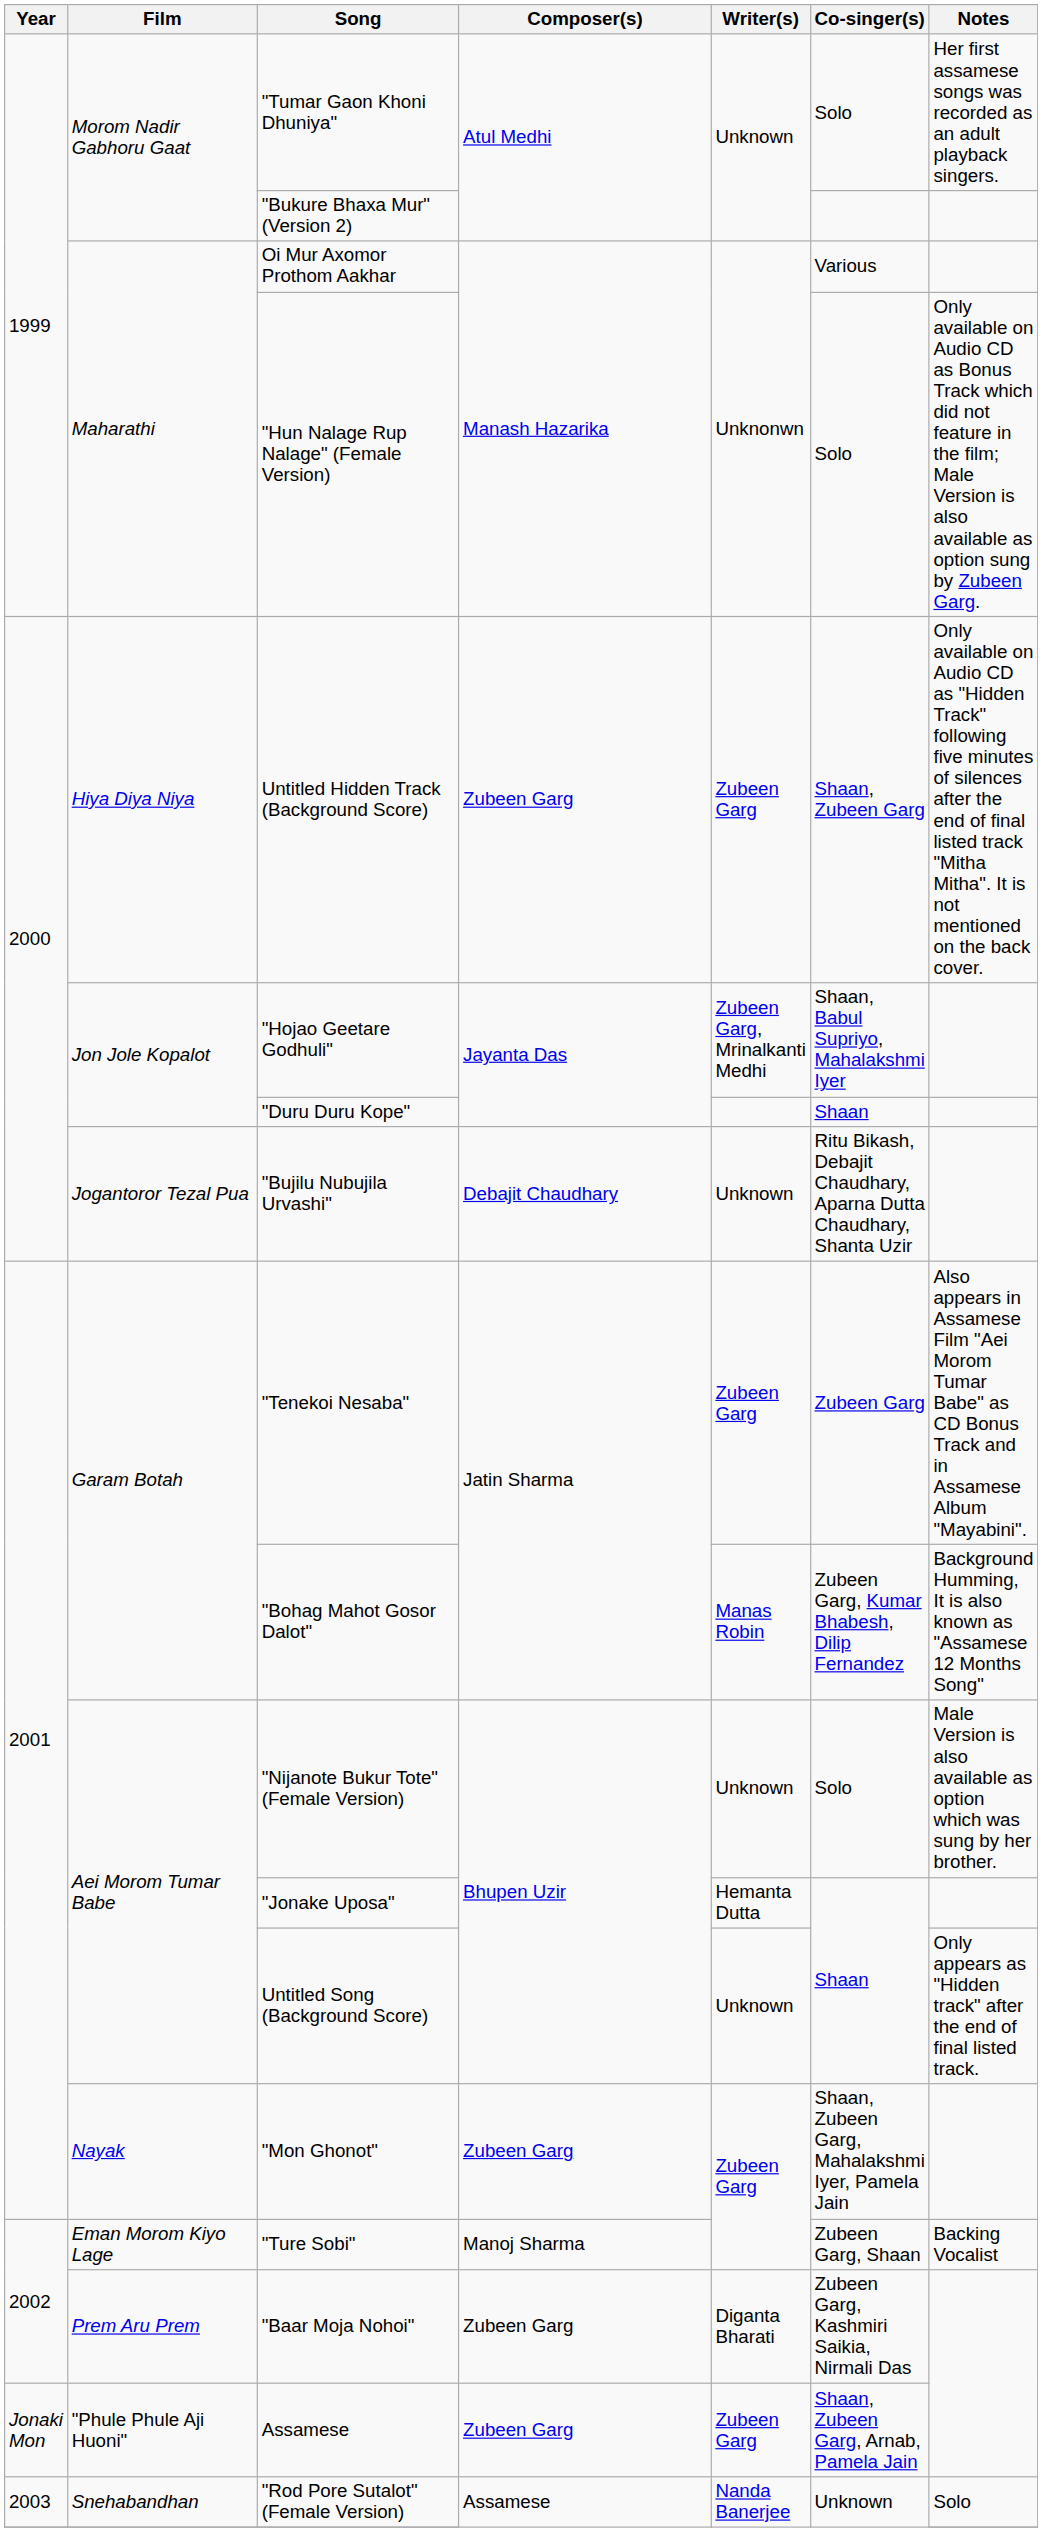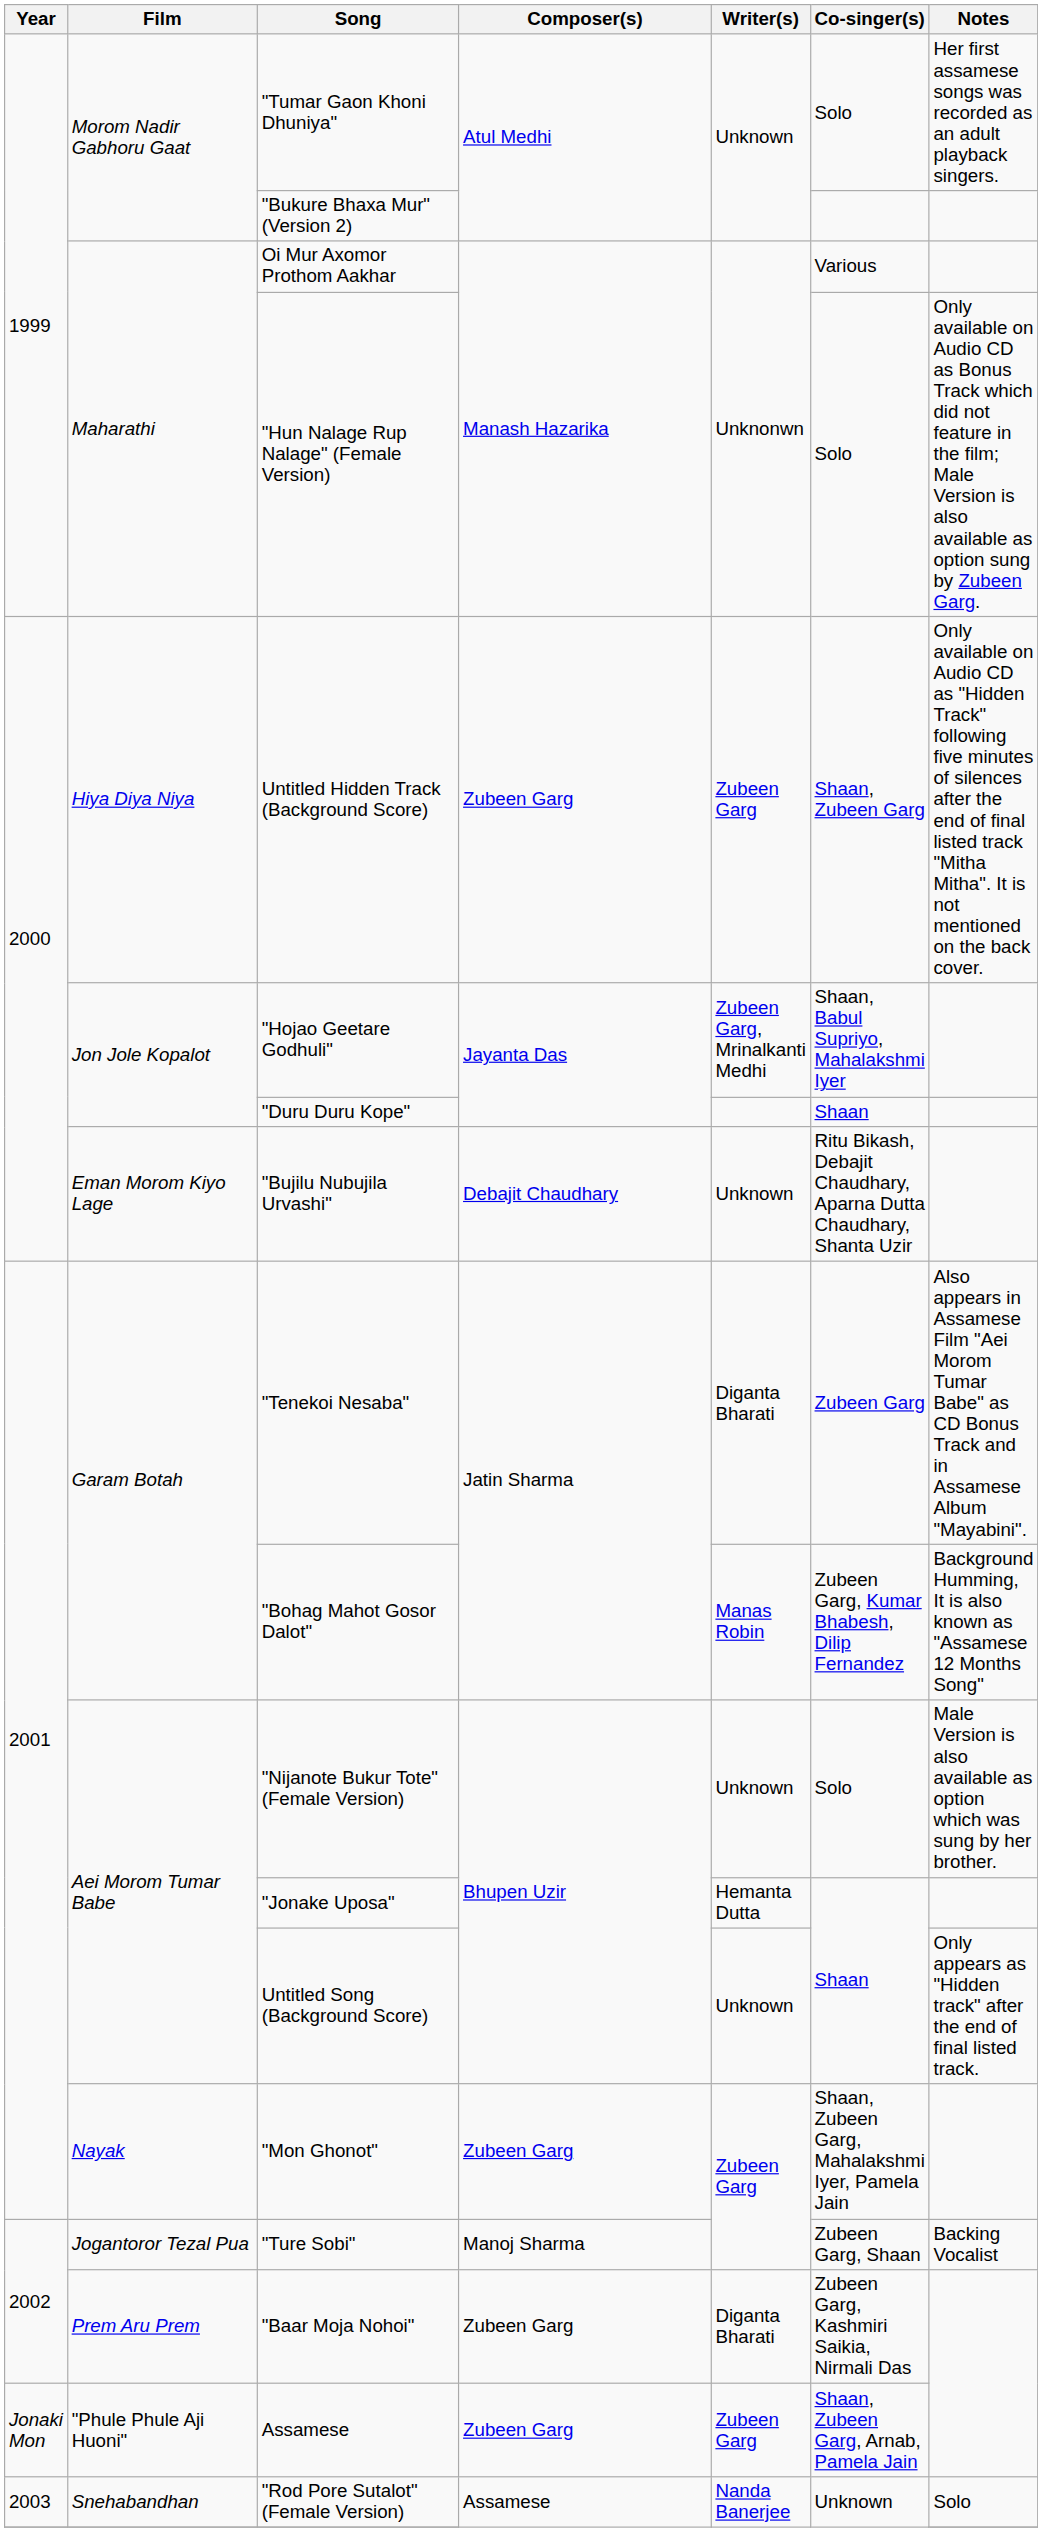(160, 1194) Jogantoror Tezal Pua -> (149, 1194) Eman Morom Kiyo Lage
(747, 1402) Zubeen Garg -> (748, 1402) Diganta Bharati
(149, 2244) Eman Morom Kiyo Lage -> (160, 2244) Jogantoror Tezal Pua
